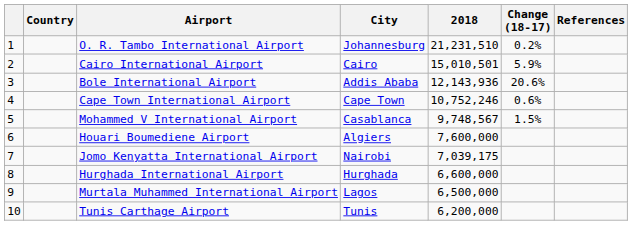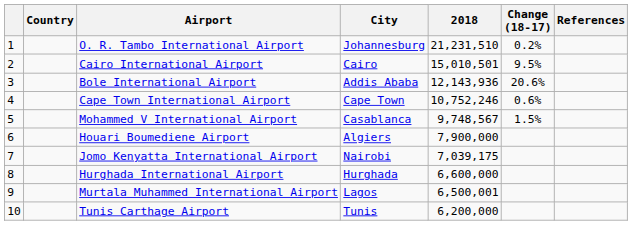(528, 64) 5.9% -> (528, 64) 9.5%
(468, 137) 7,600,000 -> (468, 137) 7,900,000
(468, 193) 6,500,000 -> (468, 193) 6,500,001
